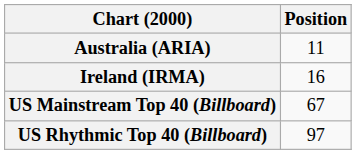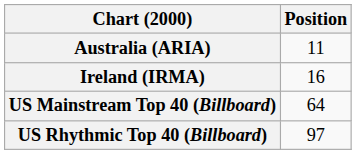(316, 105) 67 -> (316, 105) 64
